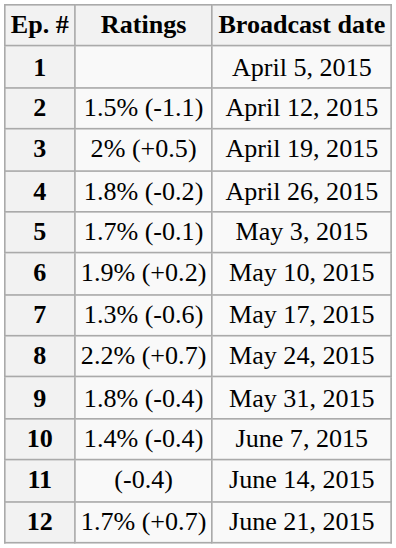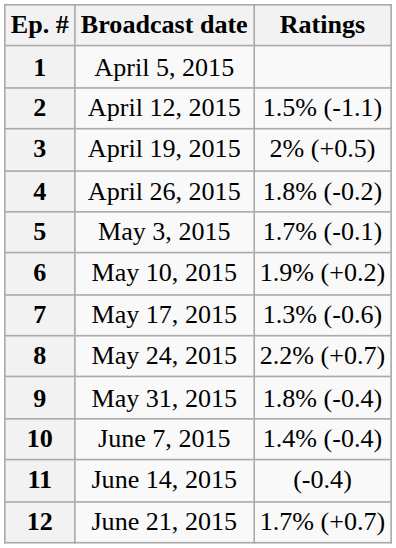columns swapped: (302, 25) <-> (144, 25)
